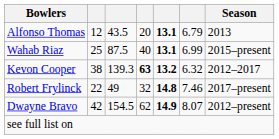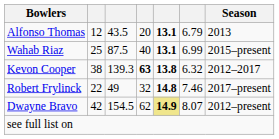(166, 69) 13.2 -> (166, 69) 13.8
(166, 106) no background -> (166, 106) khaki background
